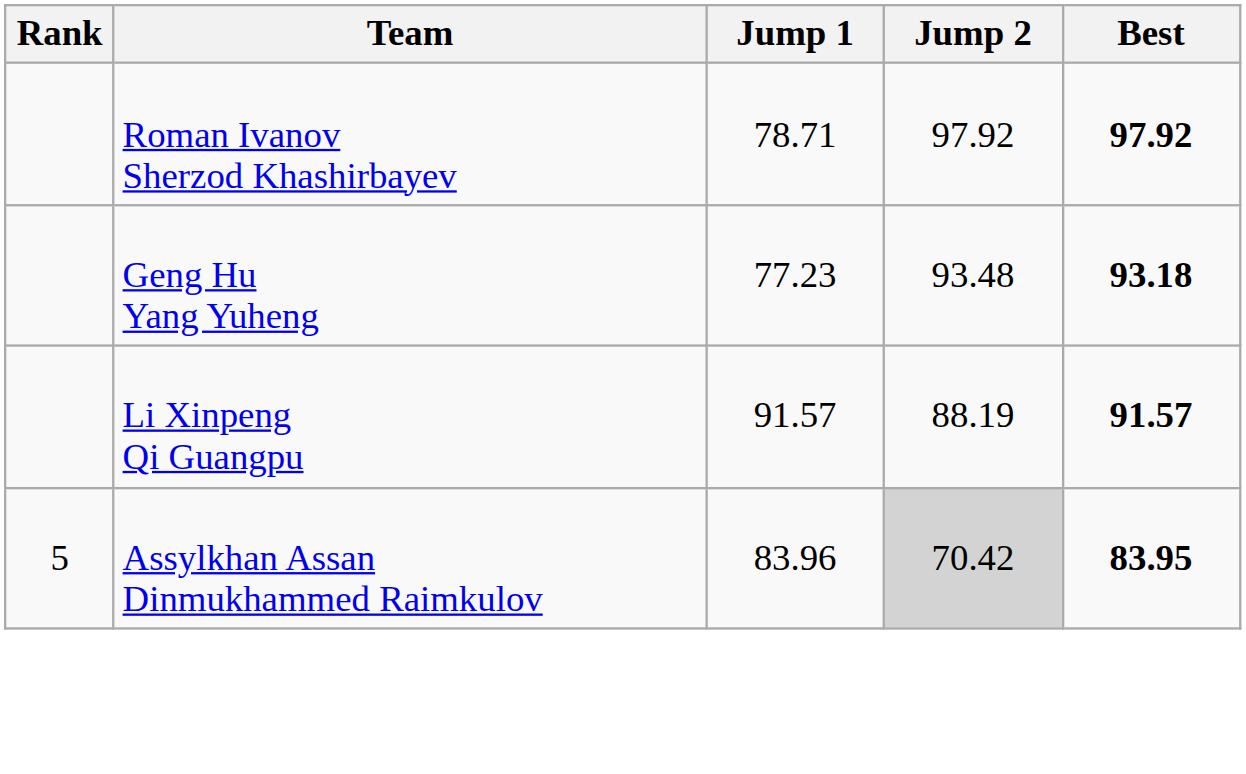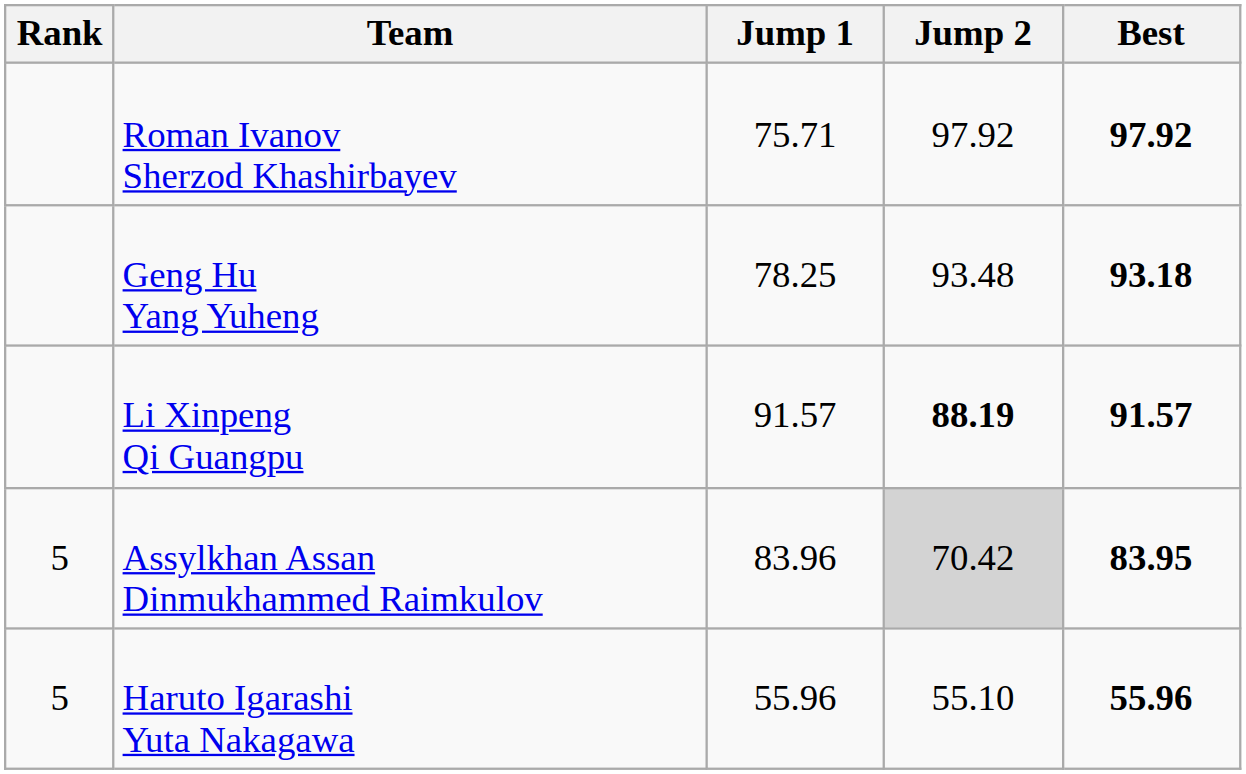(795, 133) 78.71 -> (795, 133) 75.71
(795, 274) 77.23 -> (795, 274) 78.25
(973, 415) normal -> (973, 415) bold
+ row: (239, 718)
